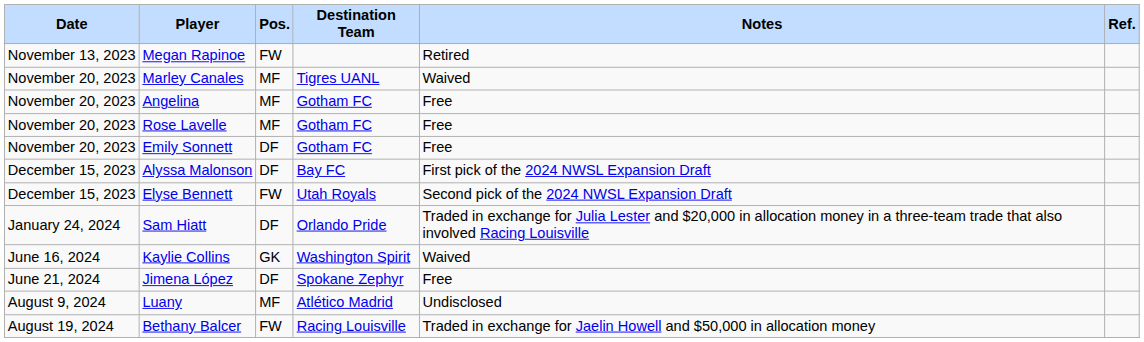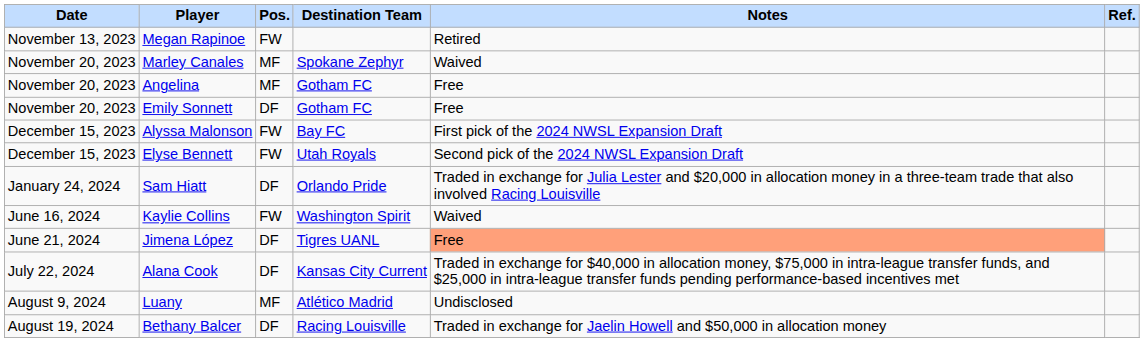(338, 78) Tigres UANL -> (350, 62) Spokane Zephyr
- row: (184, 124)
(269, 170) DF -> (271, 131) FW
(270, 256) GK -> (271, 217) FW
(350, 279) Spokane Zephyr -> (338, 240) Tigres UANL
(437, 279) no background -> (449, 240) lightsalmon background
+ row: (180, 271)
(271, 325) FW -> (269, 325) DF
